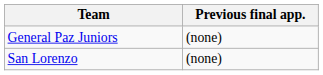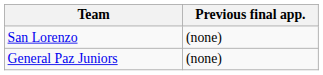rows swapped: (43, 59) <-> (63, 37)
